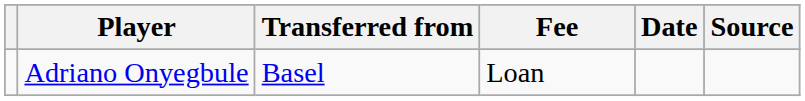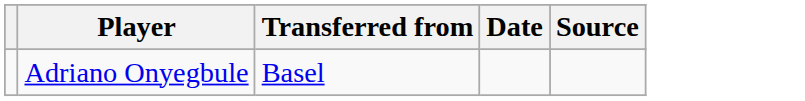- column: (557, 26)
